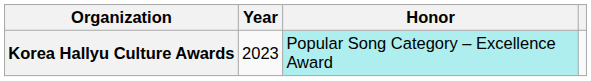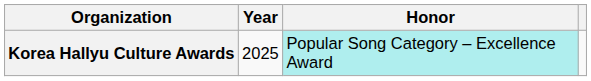(260, 52) 2023 -> (260, 52) 2025
